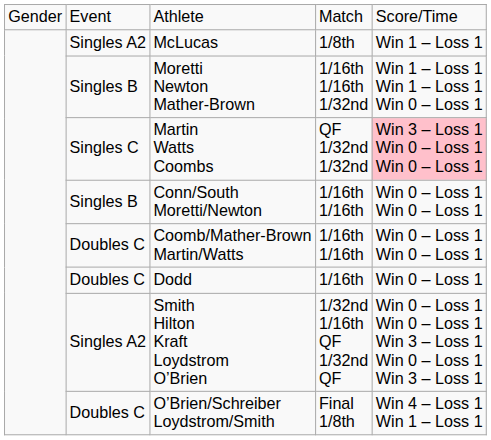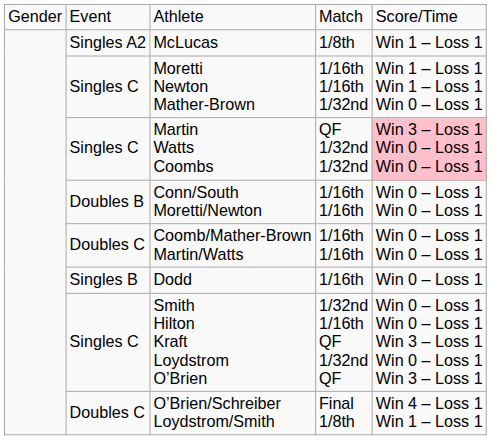(104, 86) Singles B -> (104, 86) Singles C
(104, 201) Singles B -> (107, 201) Doubles B
(107, 280) Doubles C -> (104, 280) Singles B
(108, 342) Singles A2 -> (104, 342) Singles C
